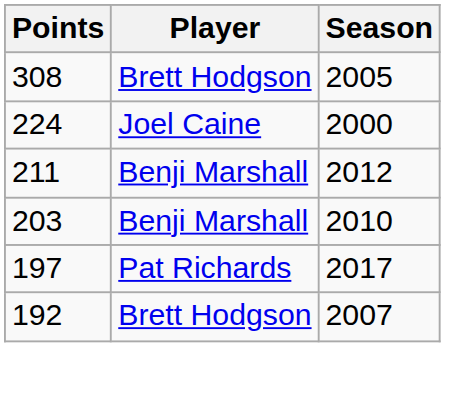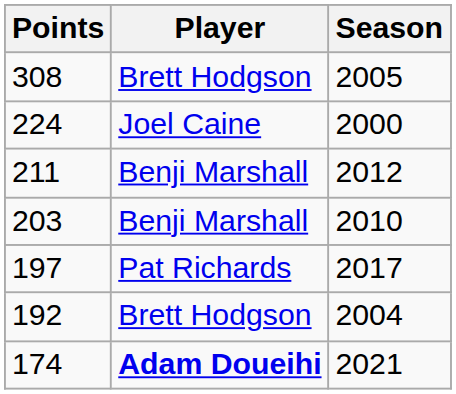(359, 316) 2007 -> (369, 316) 2004
+ row: (37, 364)
